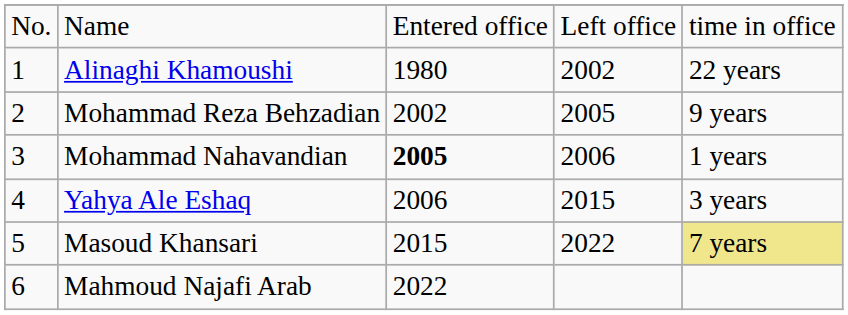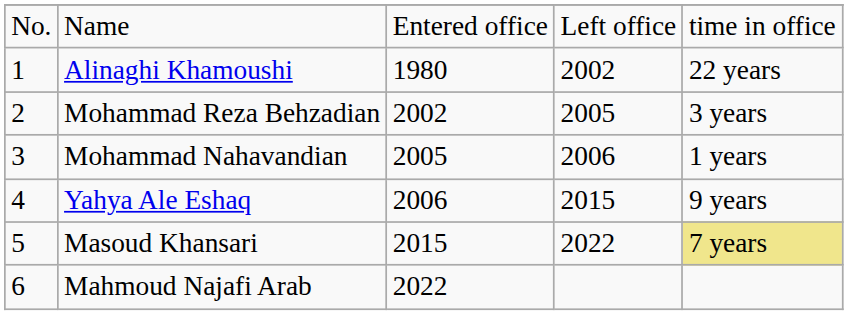(728, 112) 9 years -> (728, 112) 3 years
(420, 156) bold -> (420, 156) normal
(728, 199) 3 years -> (728, 199) 9 years
